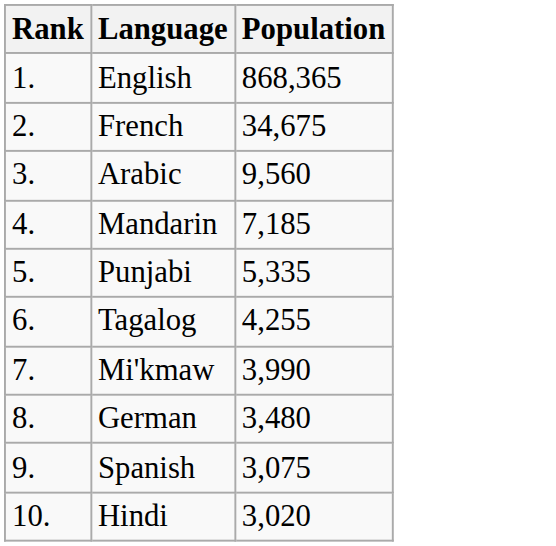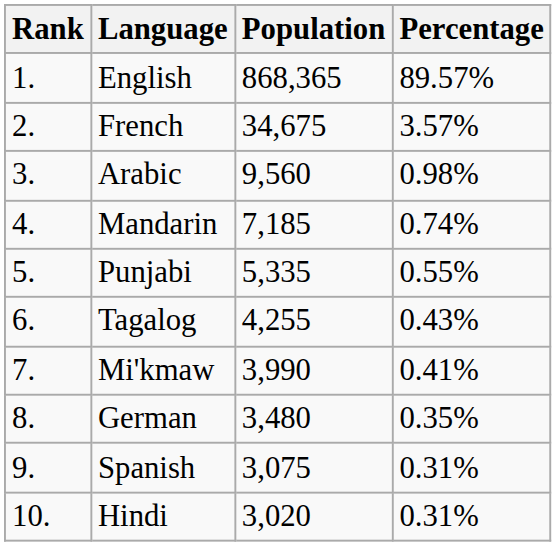+ column: (472, 28)
